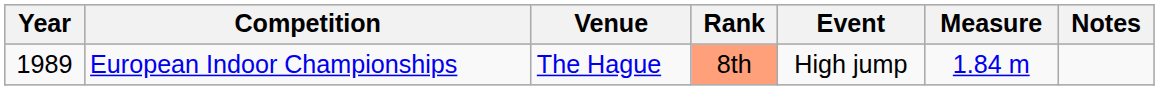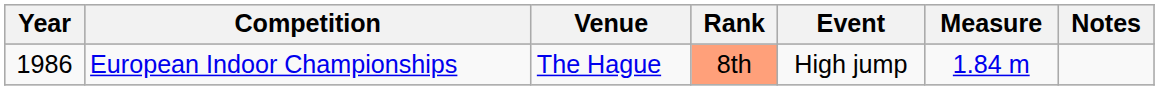(45, 64) 1989 -> (45, 64) 1986
